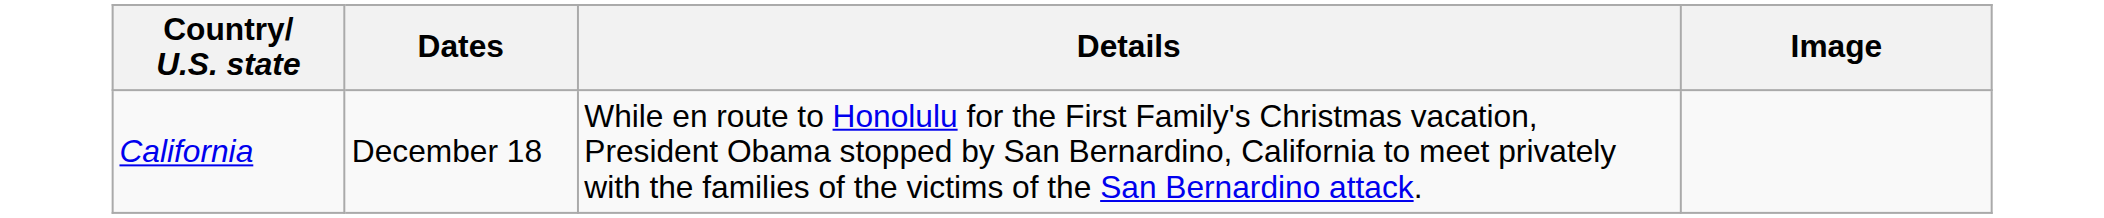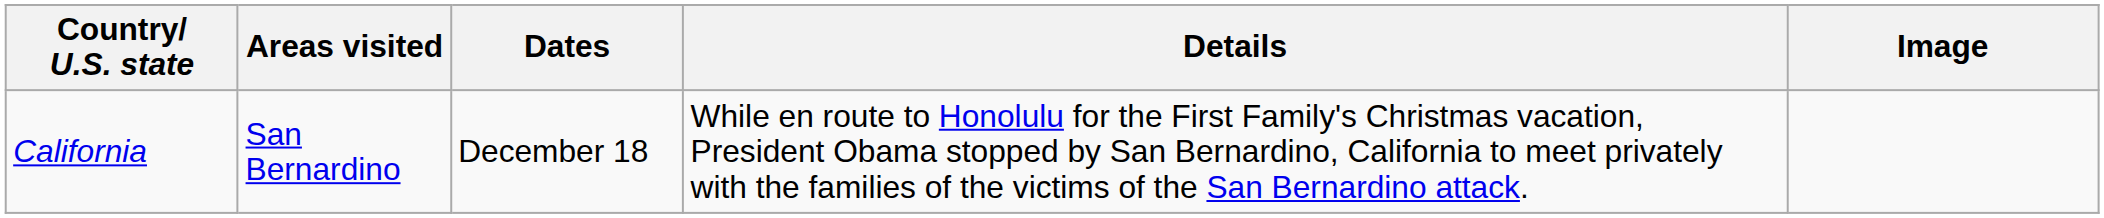+ column: (345, 47)
